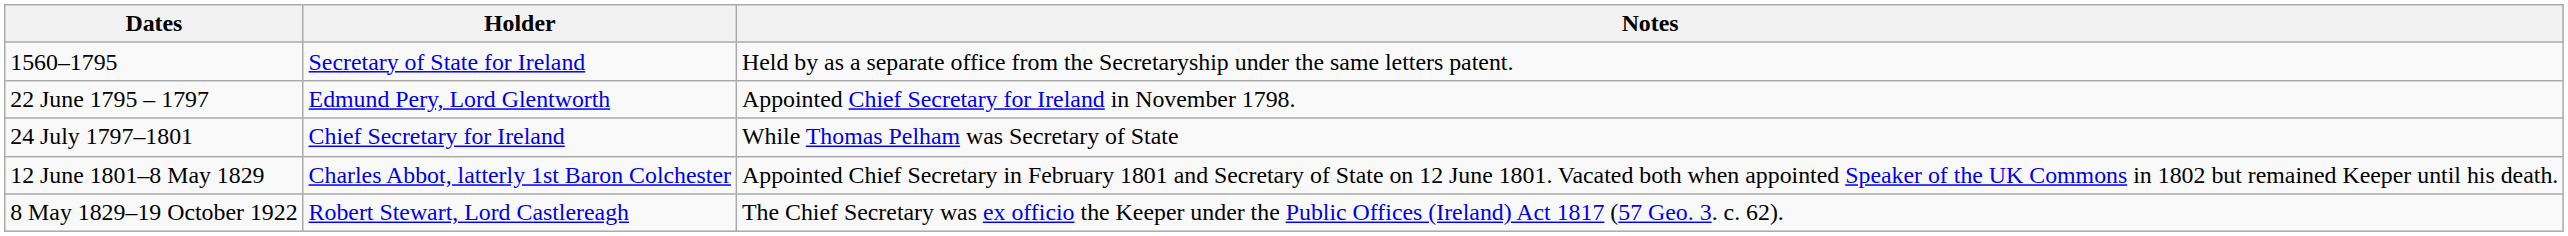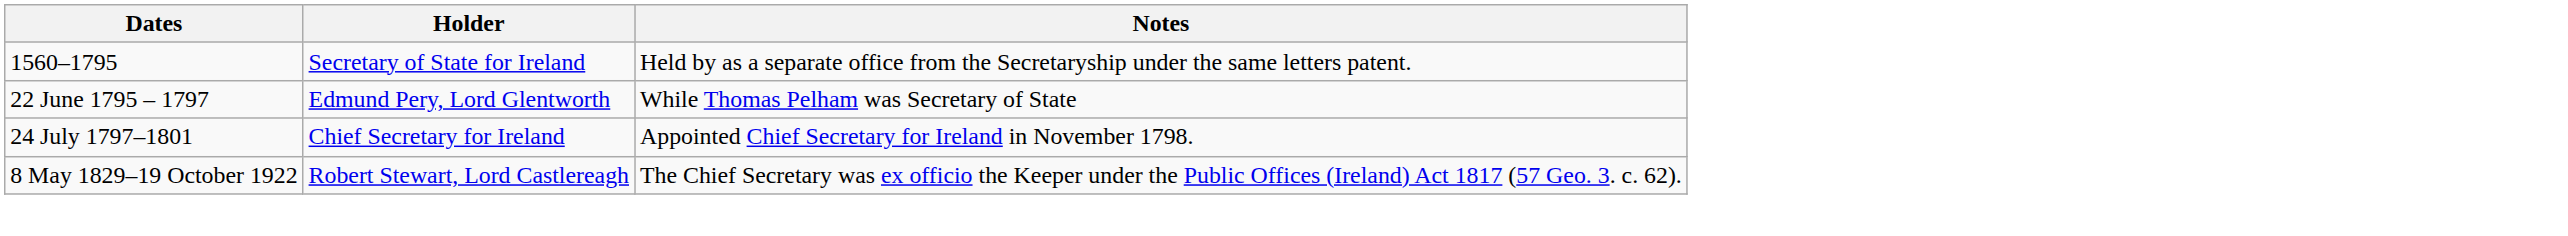(1019, 99) Appointed Chief Secretary for Ireland in November 1798. -> (858, 99) While Thomas Pelham was Secretary of State
(960, 136) While Thomas Pelham was Secretary of State -> (917, 136) Appointed Chief Secretary for Ireland in November 1798.
- row: (137, 174)
